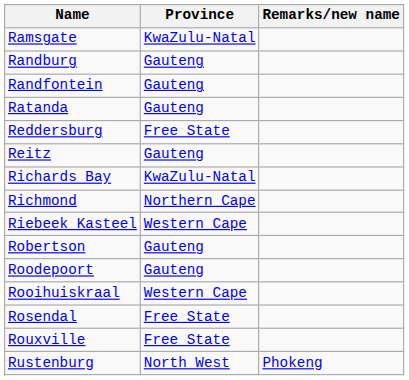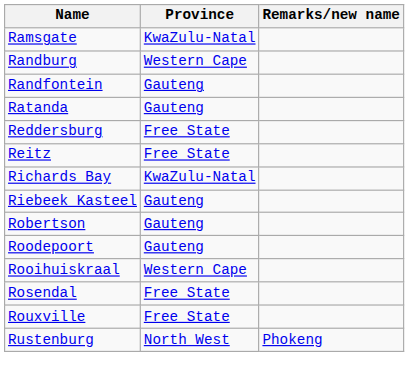(174, 63) Gauteng -> (195, 63) Western Cape
(174, 155) Gauteng -> (187, 155) Free State
- row: (42, 202)
(195, 225) Western Cape -> (174, 202) Gauteng
